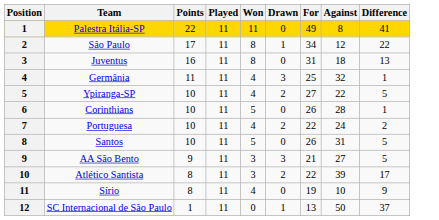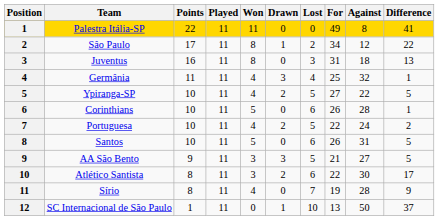+ column: (313, 12)
(340, 175) 39 -> (364, 175) 30
(340, 191) 10 -> (364, 191) 28
